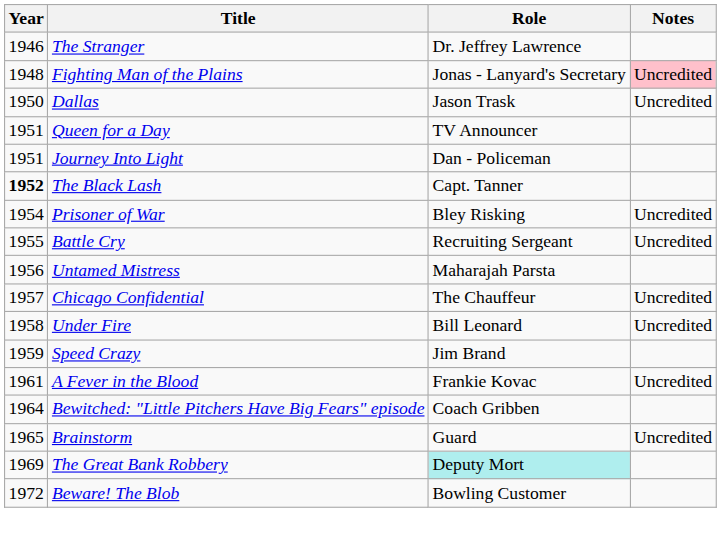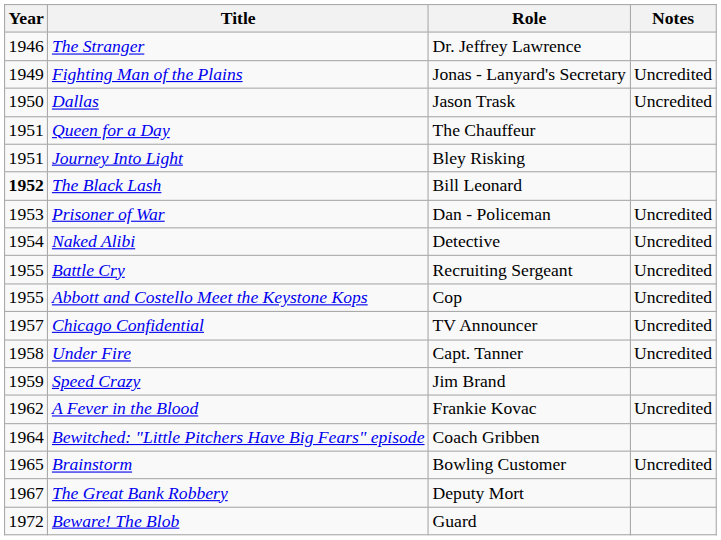(26, 74) 1948 -> (26, 74) 1949
(673, 74) pink background -> (673, 74) no background
(485, 130) TV Announcer -> (484, 130) The Chauffeur
(492, 158) Dan - Policeman -> (479, 158) Bley Risking
(478, 185) Capt. Tanner -> (477, 185) Bill Leonard
(26, 213) 1954 -> (26, 213) 1953
(479, 213) Bley Risking -> (492, 213) Dan - Policeman
+ row: (94, 241)
+ row: (210, 297)
- row: (116, 269)
(484, 297) The Chauffeur -> (485, 325) TV Announcer
(477, 325) Bill Leonard -> (478, 353) Capt. Tanner
(26, 381) 1961 -> (26, 409) 1962
(455, 437) Guard -> (499, 465) Bowling Customer
(26, 465) 1969 -> (26, 492) 1967
(478, 465) paleturquoise background -> (478, 492) no background
(499, 492) Bowling Customer -> (455, 520) Guard
